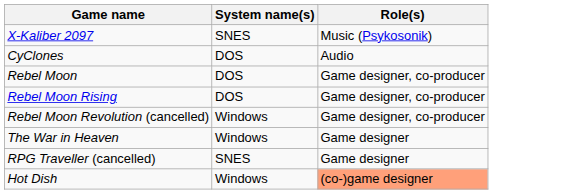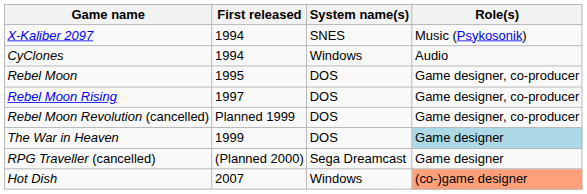+ column: (259, 14)
(229, 55) DOS -> (336, 55) Windows
(241, 117) Windows -> (324, 117) DOS
(241, 138) Windows -> (324, 138) DOS
(365, 138) no background -> (459, 138) lightblue background
(233, 158) SNES -> (358, 158) Sega Dreamcast
